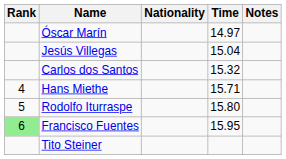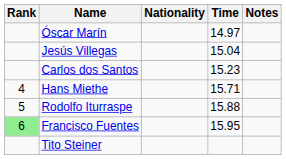(225, 70) 15.32 -> (225, 70) 15.23
(225, 107) 15.80 -> (225, 107) 15.88
